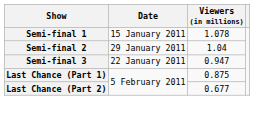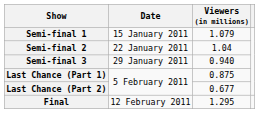(217, 34) 1.078 -> (222, 34) 1.079
(148, 48) 29 January 2011 -> (151, 48) 22 January 2011
(148, 61) 22 January 2011 -> (151, 61) 29 January 2011
(217, 61) 0.947 -> (222, 61) 0.940
+ row: (56, 102)
